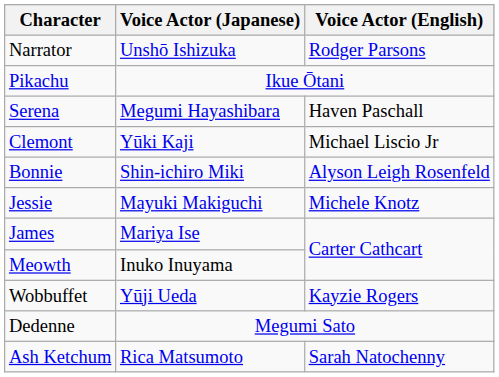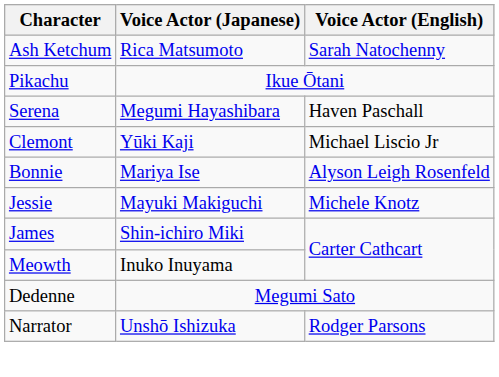rows swapped: (60, 356) <-> (40, 50)
(182, 172) Shin-ichiro Miki -> (160, 172) Mariya Ise
(160, 233) Mariya Ise -> (182, 233) Shin-ichiro Miki
- row: (48, 294)
